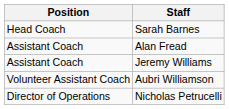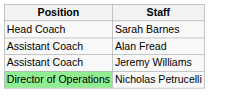- row: (174, 79)
(58, 96) no background -> (58, 79) lightgreen background
